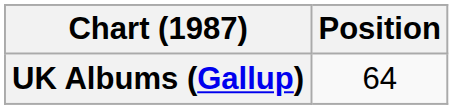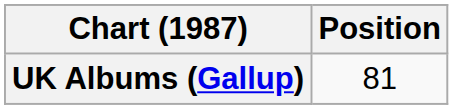(380, 78) 64 -> (380, 78) 81
